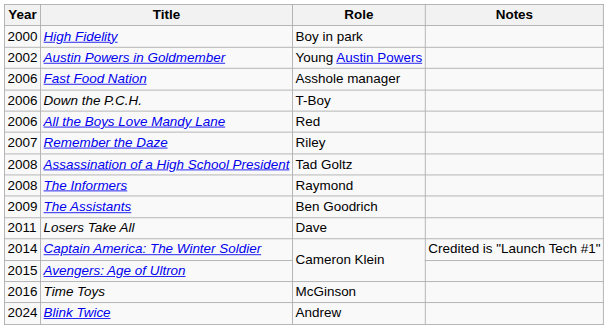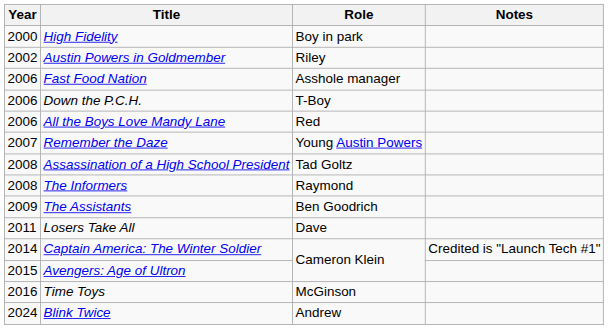(359, 57) Young Austin Powers -> (311, 57) Riley
(311, 143) Riley -> (359, 143) Young Austin Powers
